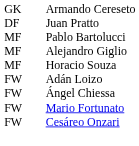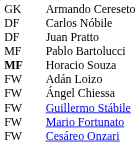+ row: (79, 23)
- row: (86, 51)
(13, 65) normal -> (13, 65) bold
+ row: (88, 107)
